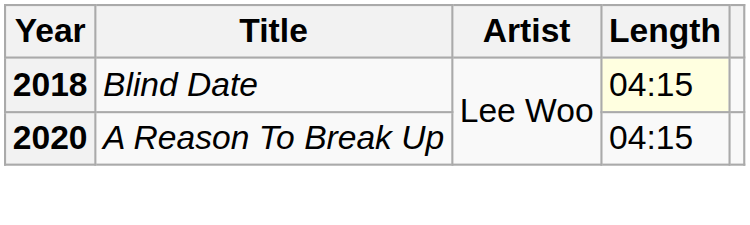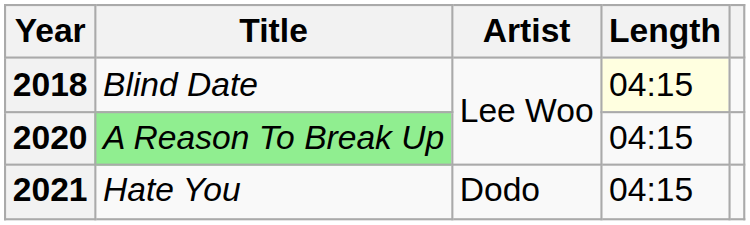(274, 137) no background -> (274, 137) lightgreen background
+ row: (50, 191)
